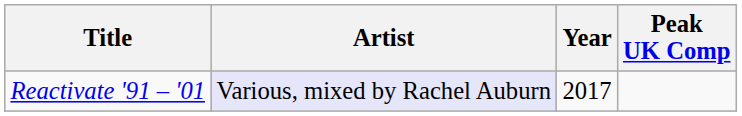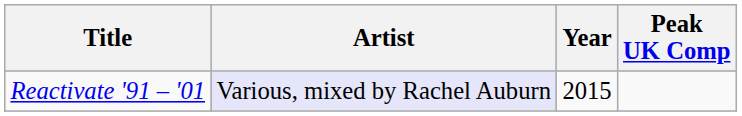(587, 90) 2017 -> (587, 90) 2015
